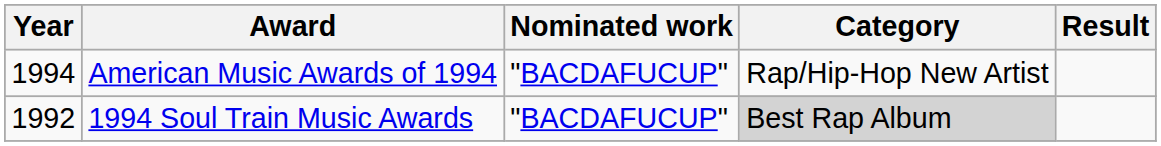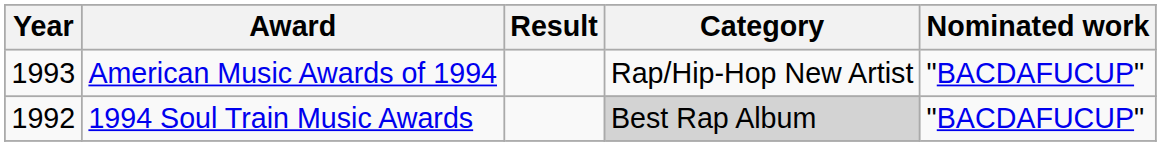columns swapped: (622, 27) <-> (1106, 27)
(43, 72) 1994 -> (43, 72) 1993
